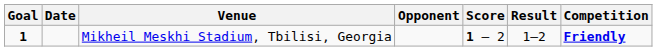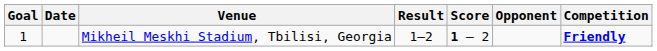columns swapped: (429, 15) <-> (534, 15)
(23, 36) bold -> (23, 36) normal
